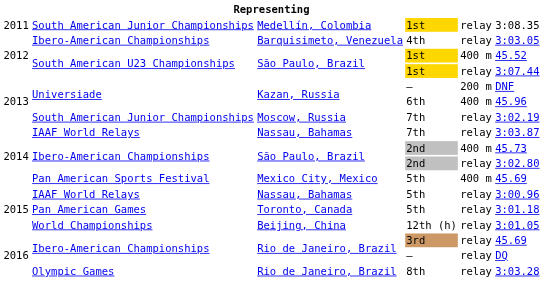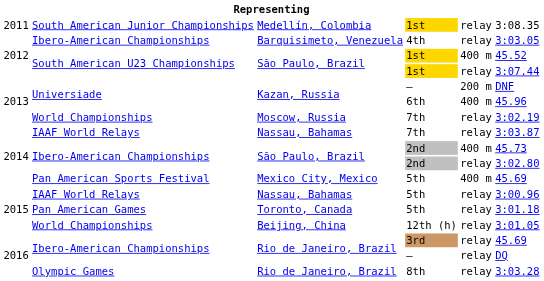(143, 117) South American Junior Championships -> (92, 117) World Championships
